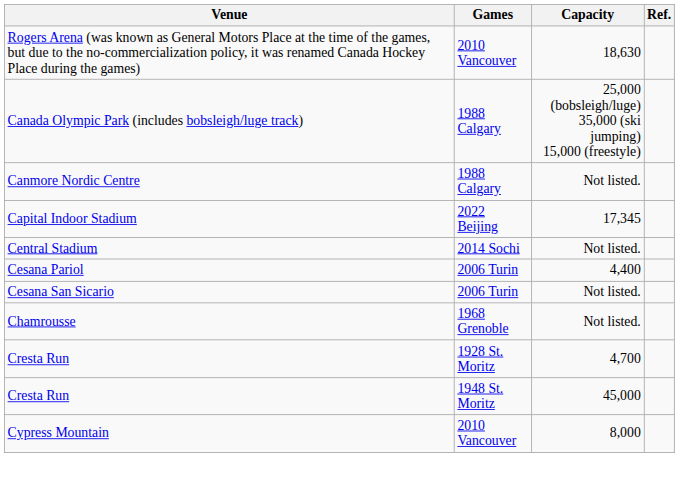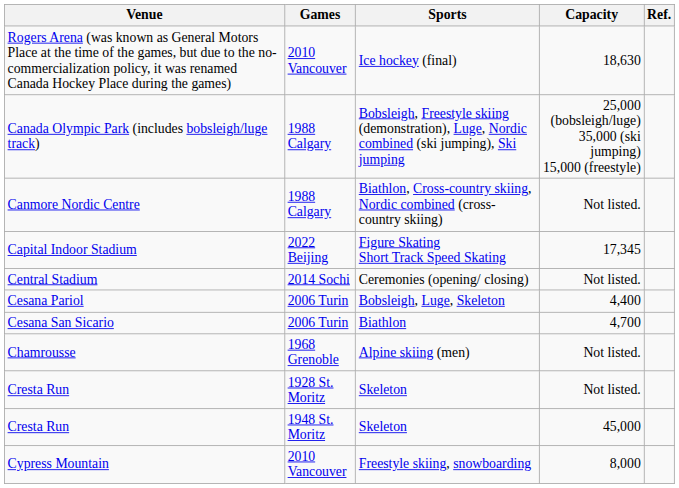+ column: (447, 15)
(612, 292) Not listed. -> (625, 322) 4,700
(625, 358) 4,700 -> (612, 389) Not listed.
